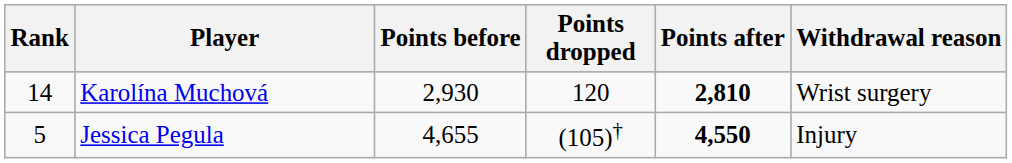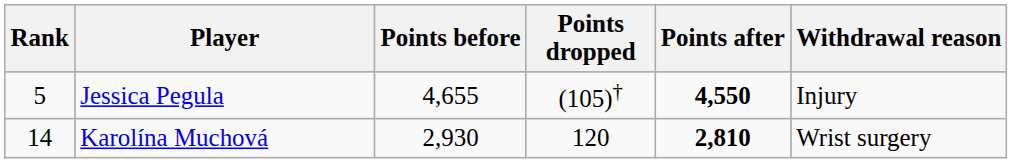rows swapped: (152, 134) <-> (174, 91)
